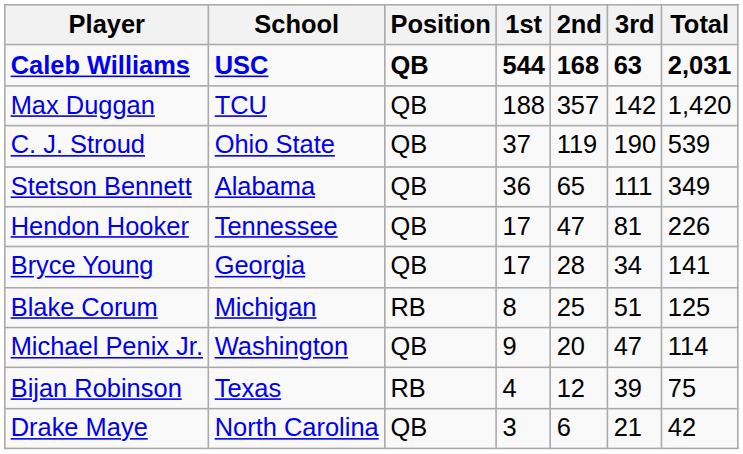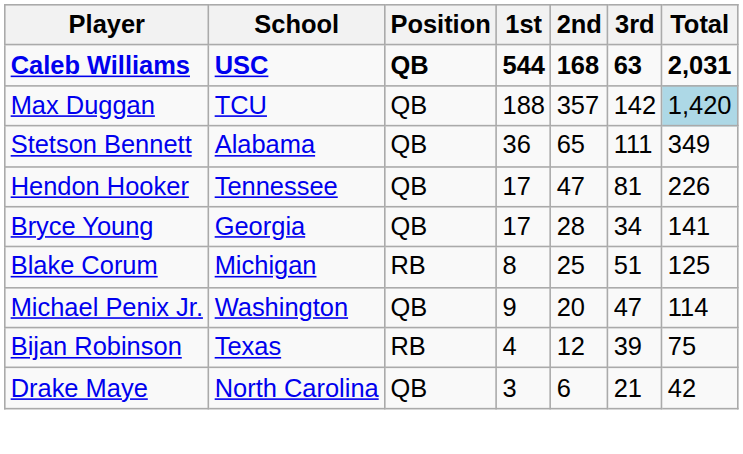(700, 105) no background -> (700, 105) lightblue background
- row: (78, 145)
